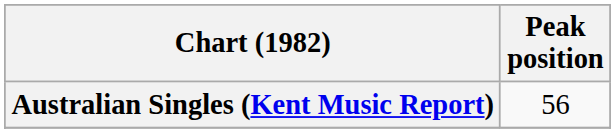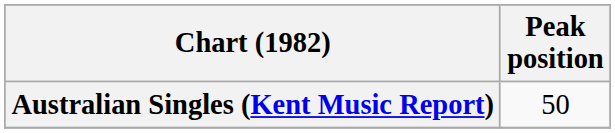(555, 104) 56 -> (555, 104) 50
